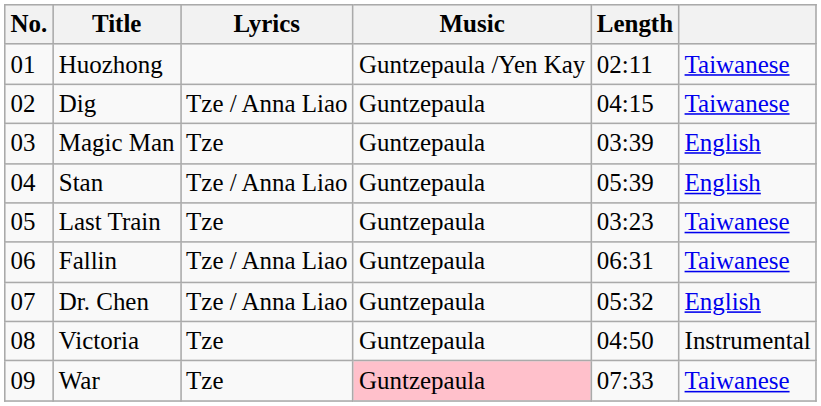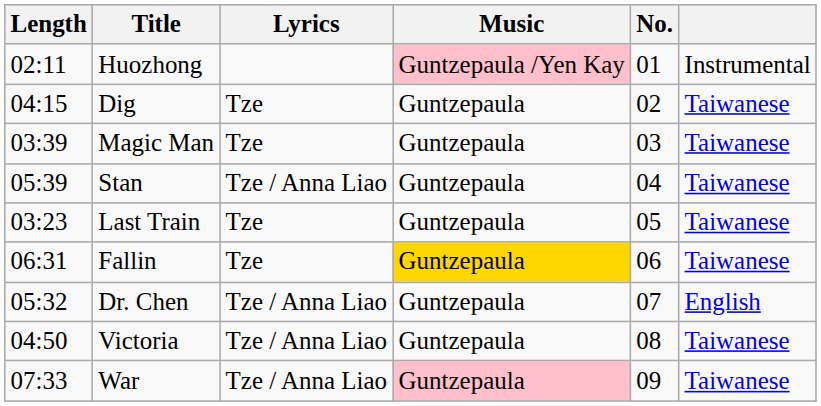columns swapped: (29, 24) <-> (635, 24)
(472, 63) no background -> (512, 63) pink background
(737, 63) Taiwanese -> (748, 63) Instrumental
(267, 103) Tze / Anna Liao -> (244, 103) Tze
(723, 143) English -> (737, 143) Taiwanese
(723, 182) English -> (737, 182) Taiwanese
(267, 261) Tze / Anna Liao -> (244, 261) Tze
(422, 261) no background -> (462, 261) gold background
(205, 340) Tze -> (306, 340) Tze / Anna Liao
(748, 340) Instrumental -> (737, 340) Taiwanese
(205, 380) Tze -> (306, 380) Tze / Anna Liao
